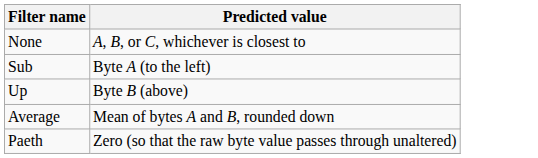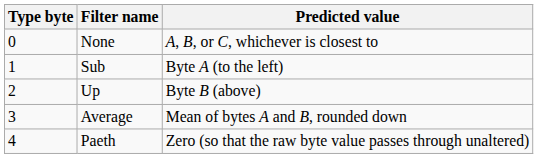+ column: (41, 16)
